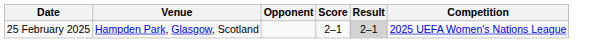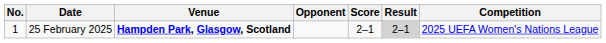+ column: (15, 12)
(177, 29) normal -> (204, 29) bold
